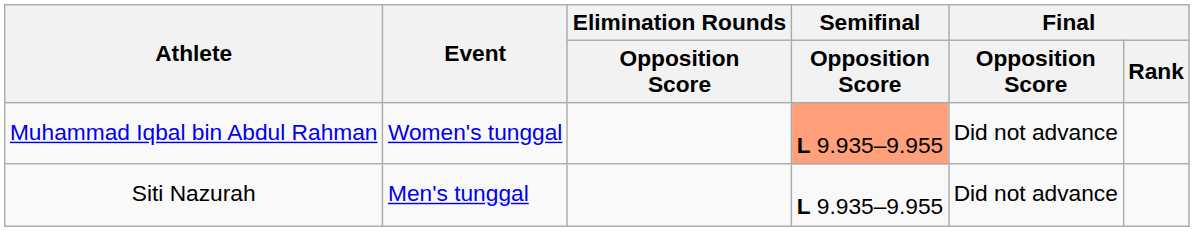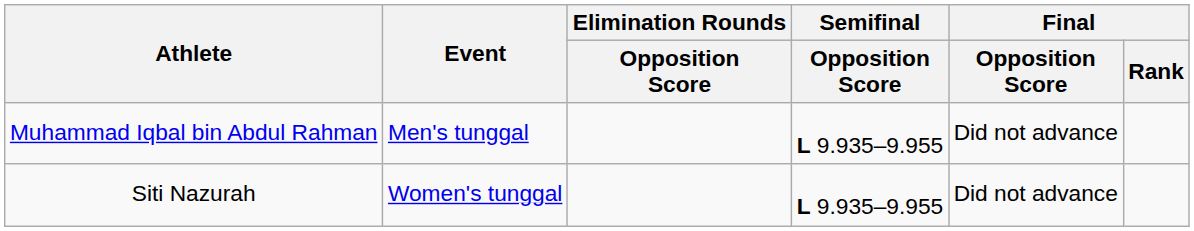(475, 132) Women's tunggal -> (458, 132) Men's tunggal
(870, 145) lightsalmon background -> (870, 145) no background
(458, 194) Men's tunggal -> (475, 194) Women's tunggal
